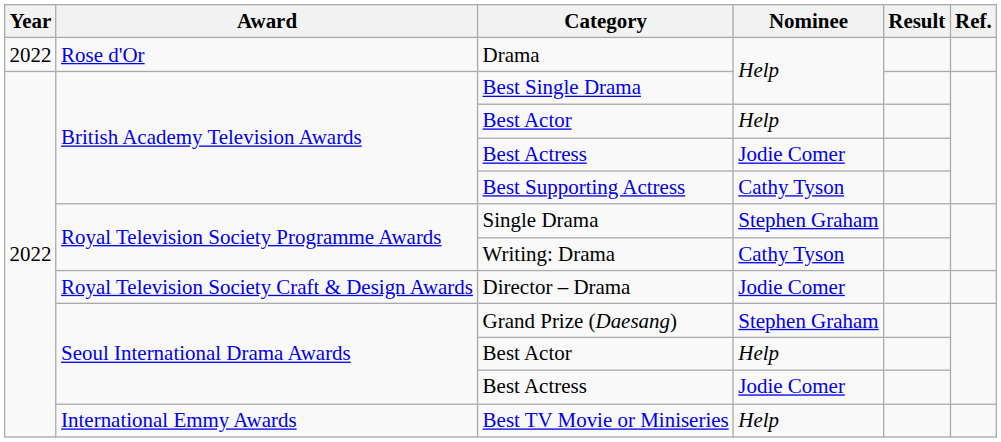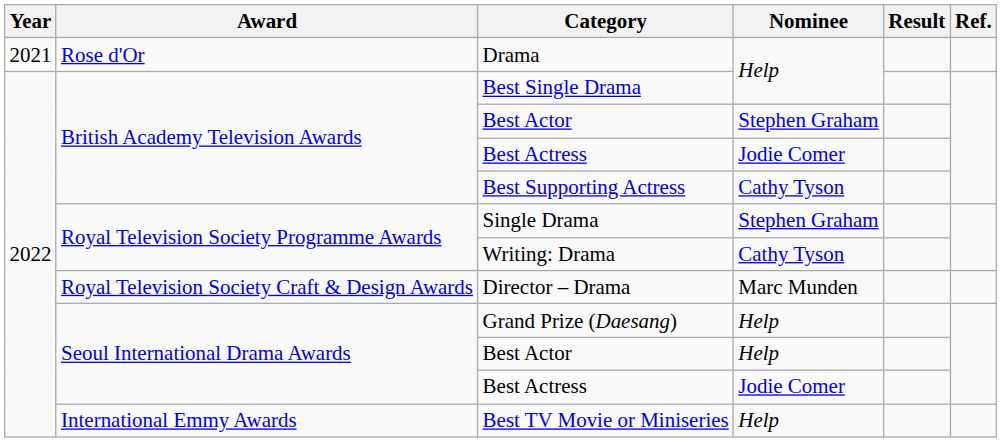(30, 54) 2022 -> (30, 54) 2021
(759, 120) Help -> (808, 120) Stephen Graham
(792, 287) Jodie Comer -> (798, 287) Marc Munden
(808, 320) Stephen Graham -> (759, 320) Help
